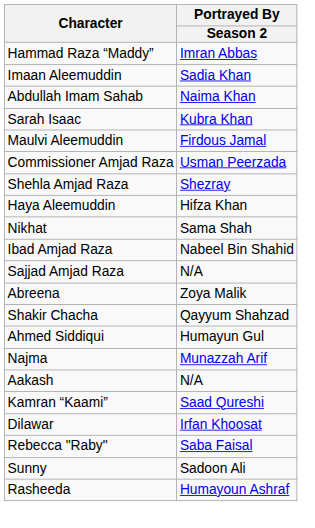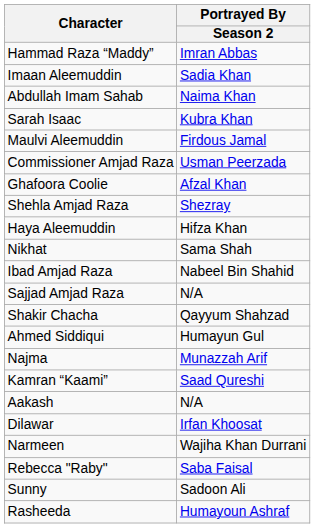+ row: (58, 184)
- row: (34, 293)
rows swapped: (31, 380) <-> (58, 402)
+ row: (36, 446)
